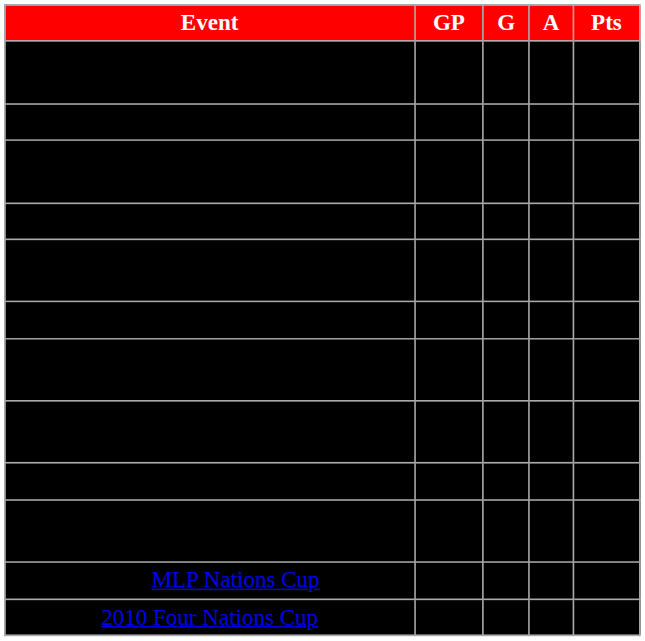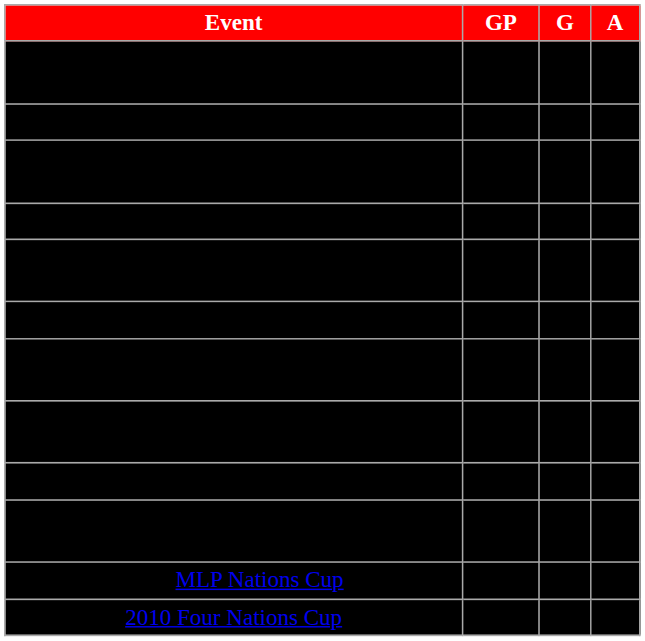- column: (606, 22)
(449, 72) 3 -> (501, 72) 2
(449, 171) 4 -> (501, 171) 3
(449, 220) 4 -> (501, 220) 5
(449, 431) 5 -> (501, 431) 3
